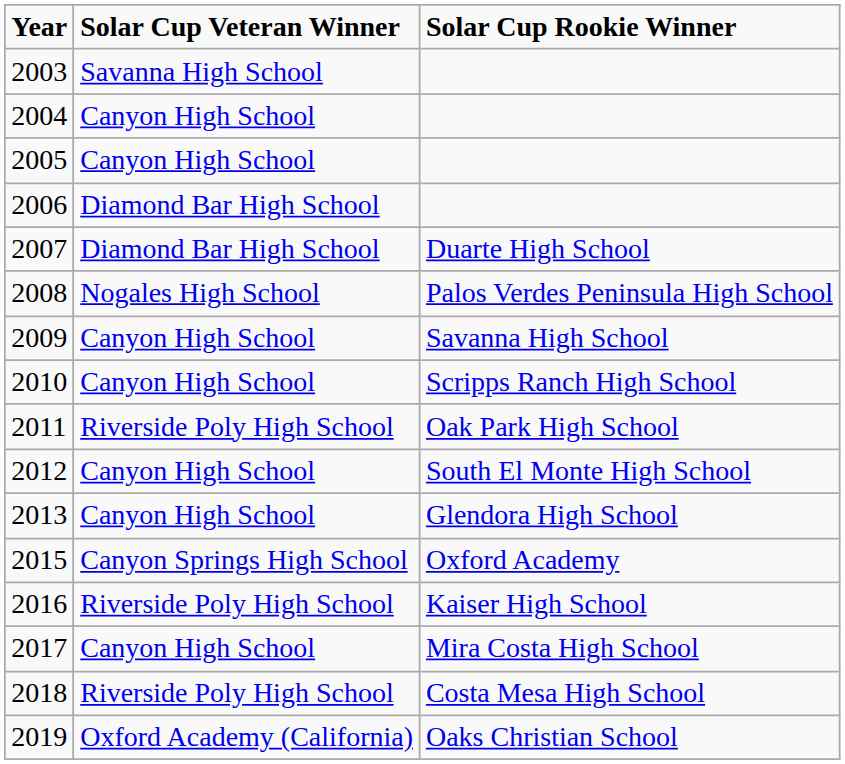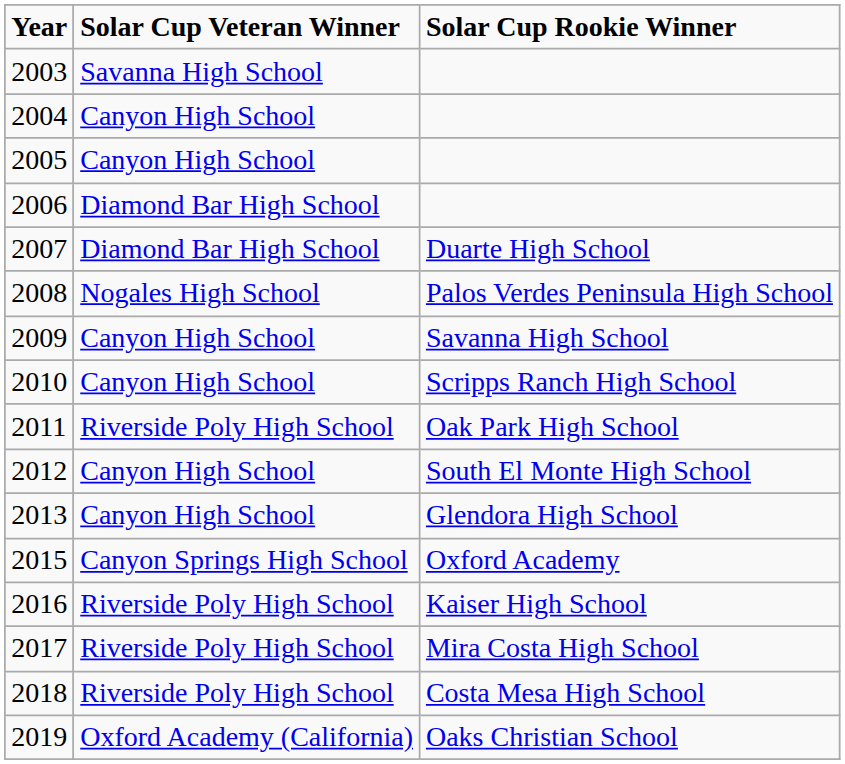(198, 648) Canyon High School -> (237, 648) Riverside Poly High School
